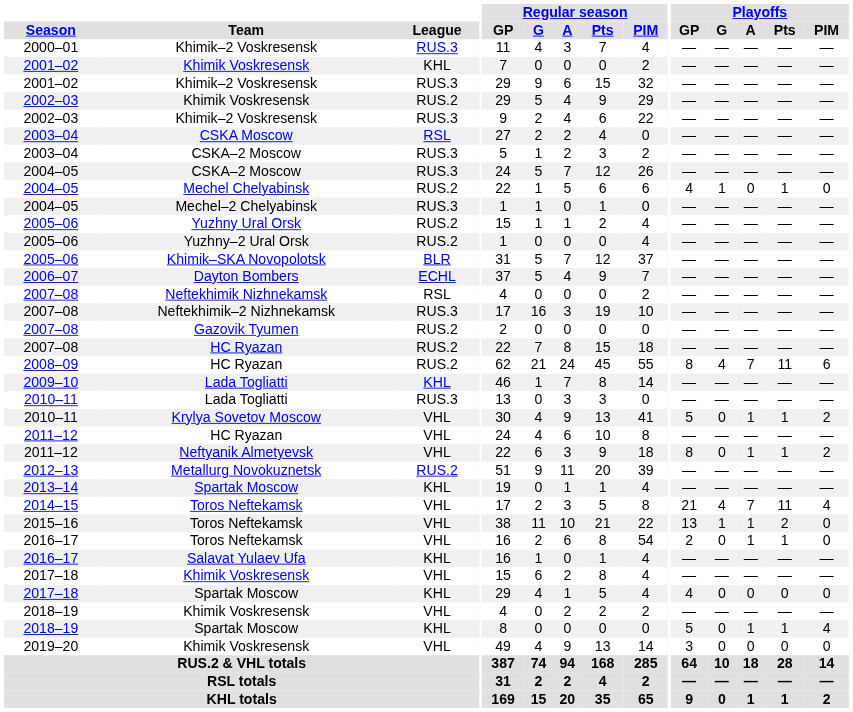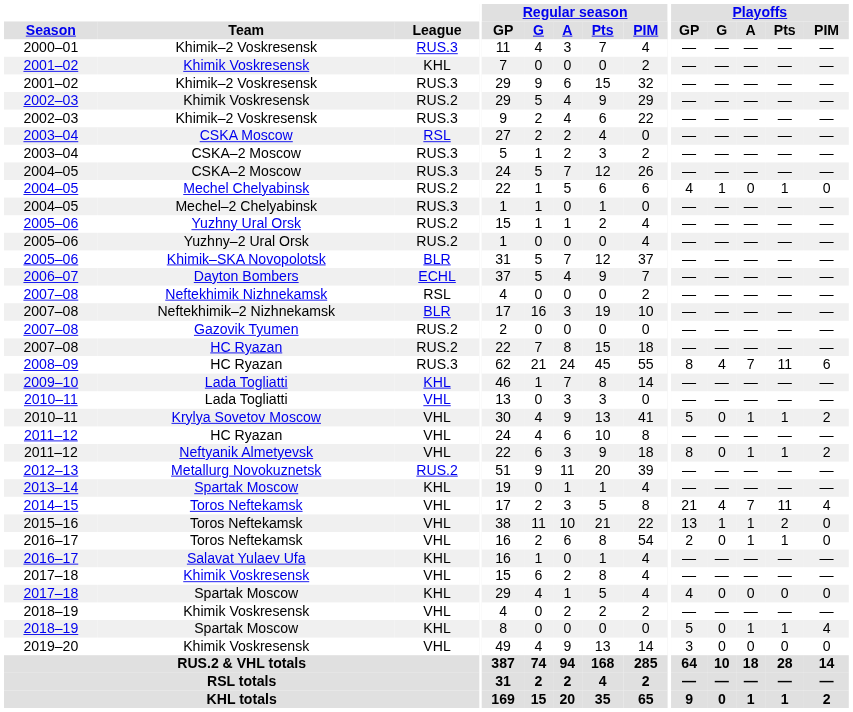(437, 312) RUS.3 -> (437, 312) BLR
(437, 364) RUS.2 -> (437, 364) RUS.3
(437, 400) RUS.3 -> (437, 400) VHL
